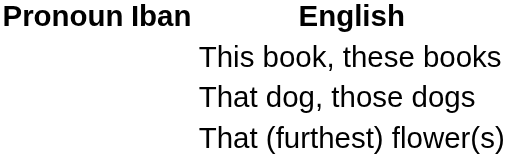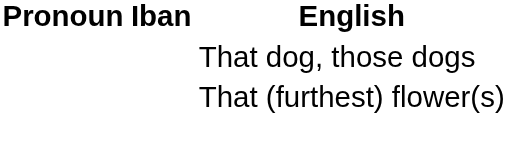- row: (350, 57)
